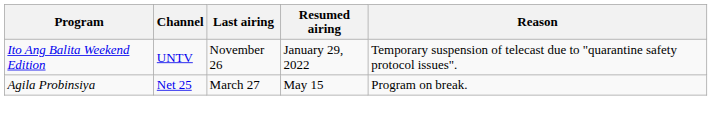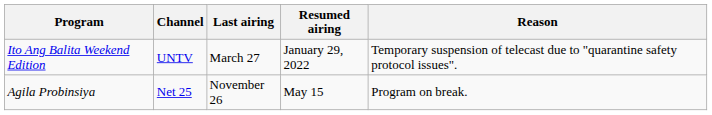(237, 57) November 26 -> (235, 57) March 27
(235, 85) March 27 -> (237, 92) November 26
